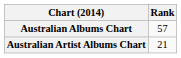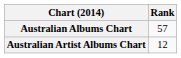(162, 45) 21 -> (162, 45) 12
